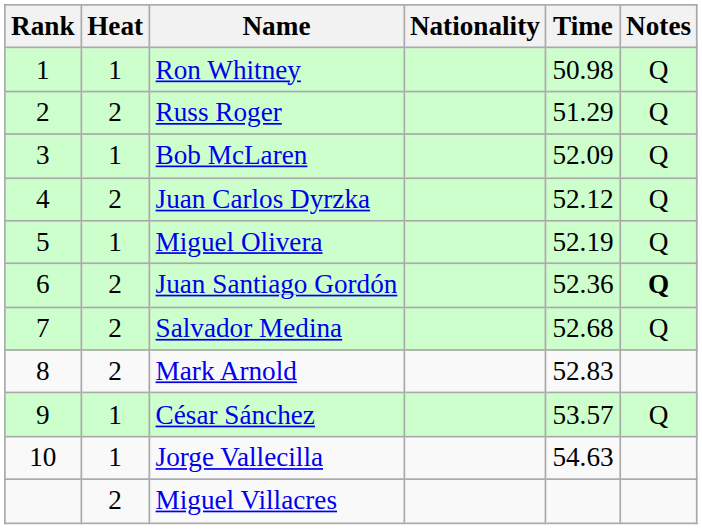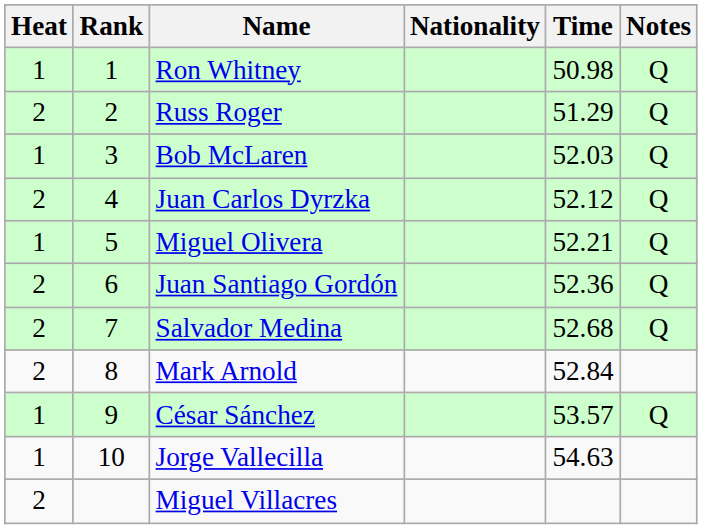columns swapped: (43, 26) <-> (115, 26)
(583, 155) 52.09 -> (583, 155) 52.03
(583, 241) 52.19 -> (583, 241) 52.21
(659, 284) bold -> (659, 284) normal
(583, 371) 52.83 -> (583, 371) 52.84
